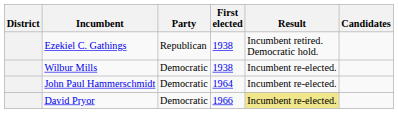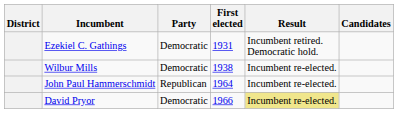(183, 46) Republican -> (184, 46) Democratic
(223, 46) 1938 -> (223, 46) 1931
(184, 84) Democratic -> (183, 84) Republican
